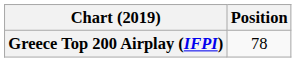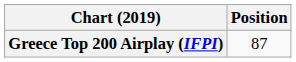(259, 43) 78 -> (259, 43) 87
